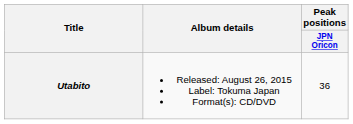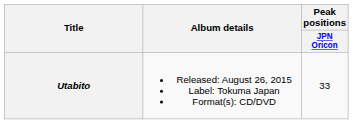(325, 85) 36 -> (325, 85) 33
